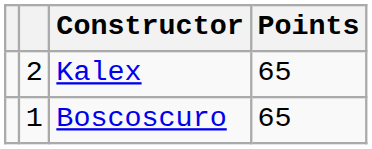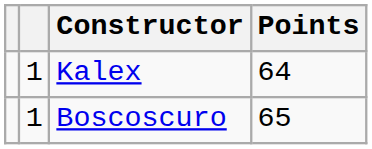(34, 74) 2 -> (34, 74) 1
(274, 74) 65 -> (274, 74) 64
